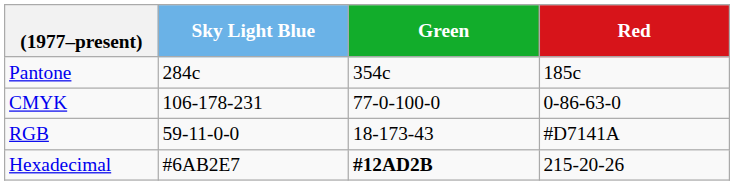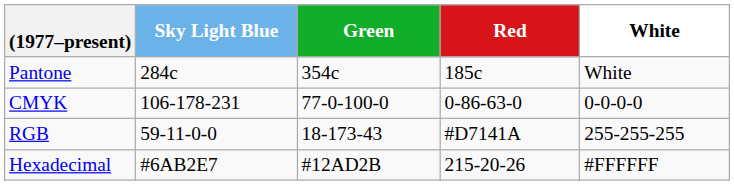+ column: (655, 30)
(393, 164) bold -> (341, 164) normal
